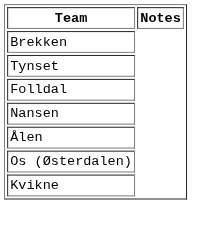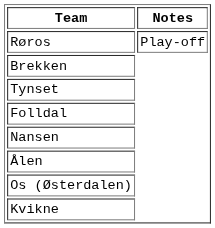+ row: (31, 42)
